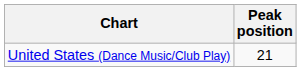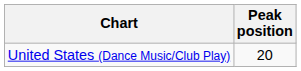(265, 54) 21 -> (265, 54) 20
